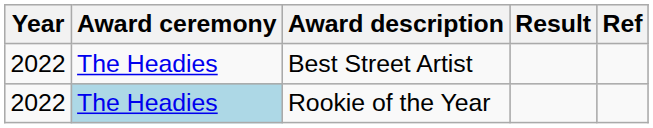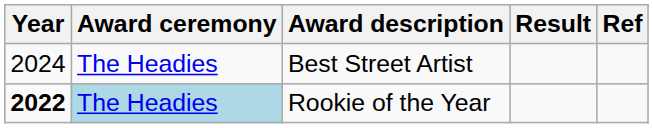(38, 63) 2022 -> (38, 63) 2024
(38, 102) normal -> (38, 102) bold
